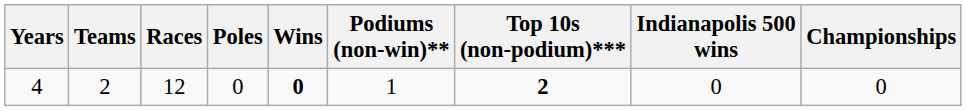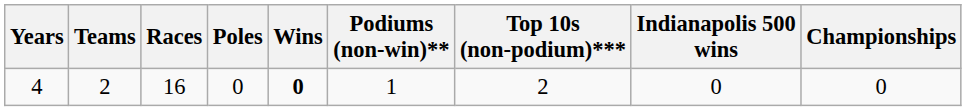(174, 86) 12 -> (174, 86) 16
(543, 86) bold -> (543, 86) normal
